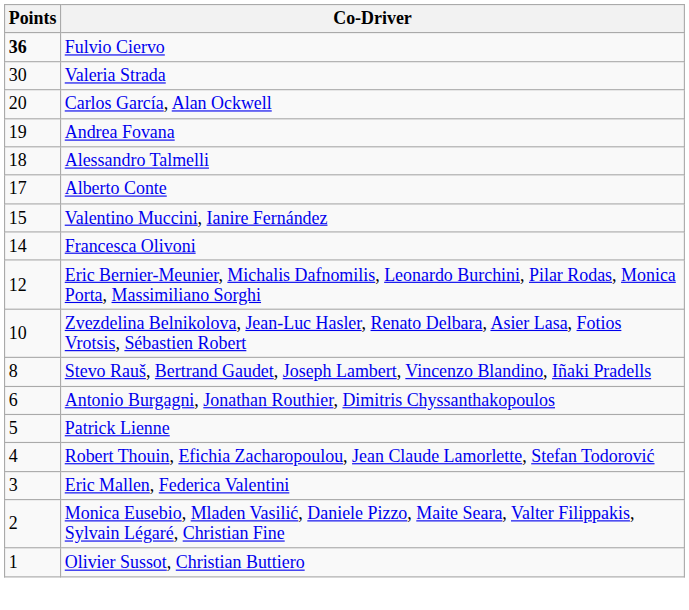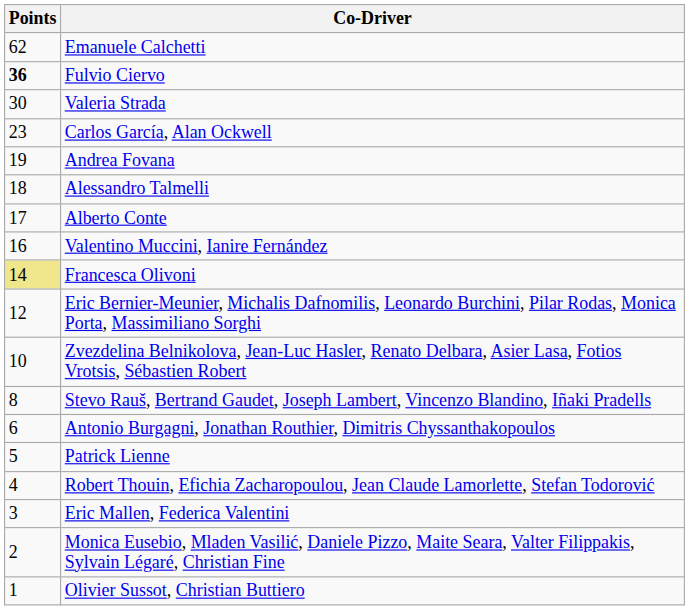+ row: (135, 47)
(18, 103) 20 -> (18, 132) 23
(18, 217) 15 -> (18, 246) 16
(18, 246) no background -> (18, 274) khaki background
